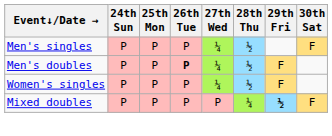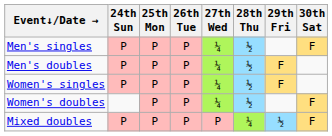(186, 65) bold -> (186, 65) normal
+ row: (56, 103)
(281, 103) bold -> (281, 122) normal
